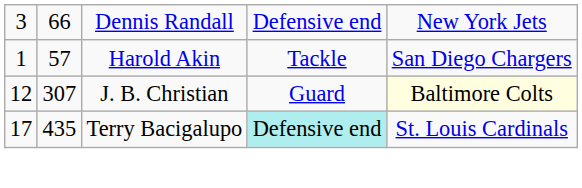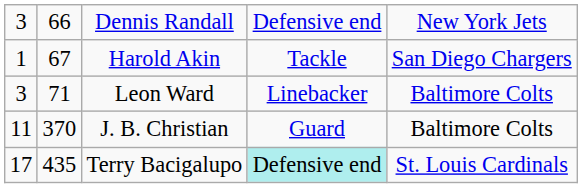(59, 57) 57 -> (59, 57) 67
+ row: (164, 93)
(21, 93) 12 -> (21, 128) 11
(59, 93) 307 -> (59, 128) 370
(482, 93) lightyellow background -> (482, 128) no background
